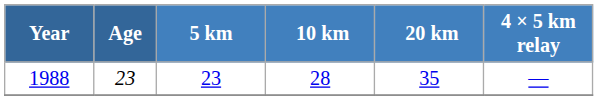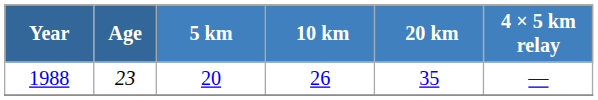(211, 78) 23 -> (211, 78) 20
(320, 78) 28 -> (320, 78) 26
